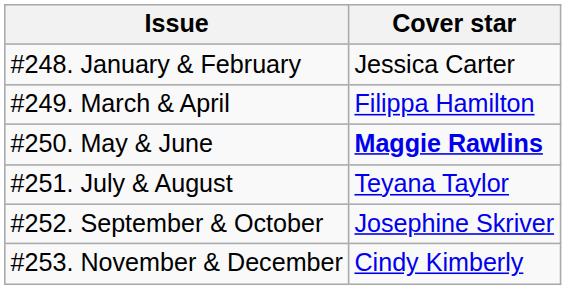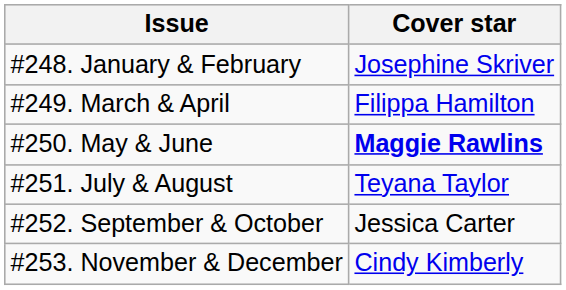(435, 64) Jessica Carter -> (454, 64) Josephine Skriver
(454, 223) Josephine Skriver -> (435, 223) Jessica Carter
